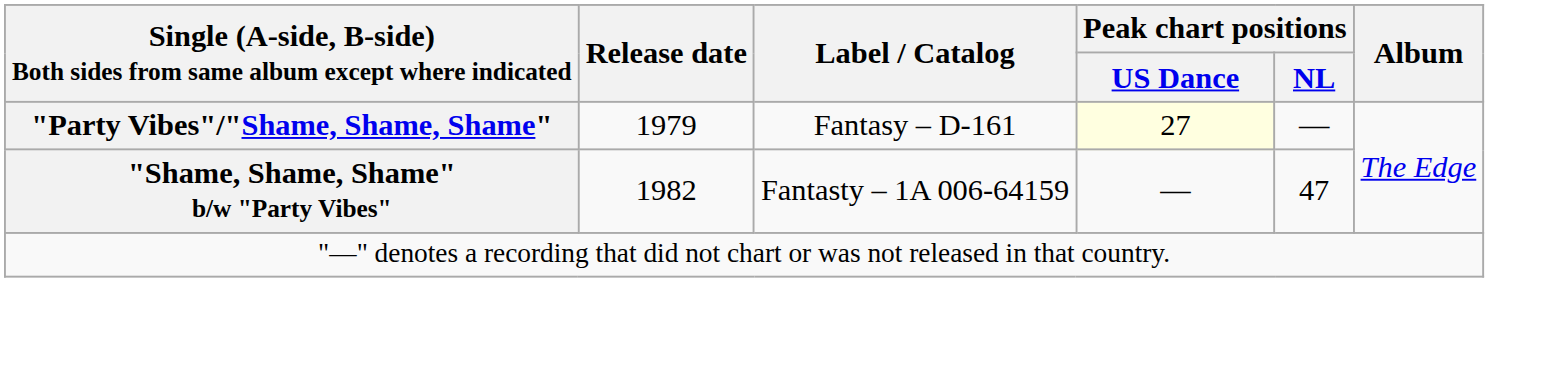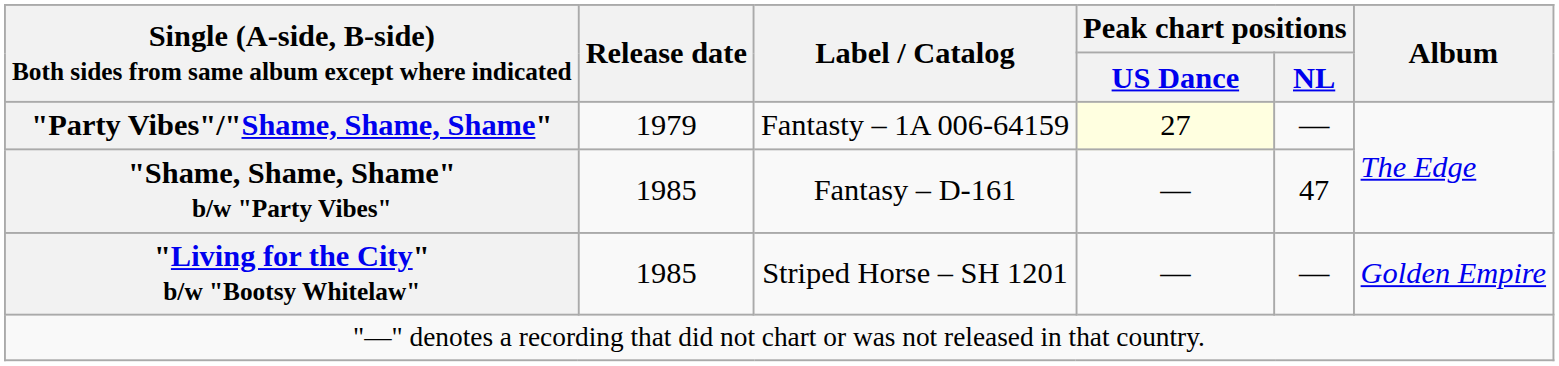(915, 125) Fantasy – D-161 -> (915, 125) Fantasty – 1A 006-64159
(666, 190) 1982 -> (666, 190) 1985
(915, 190) Fantasty – 1A 006-64159 -> (915, 190) Fantasy – D-161
+ row: (292, 272)
